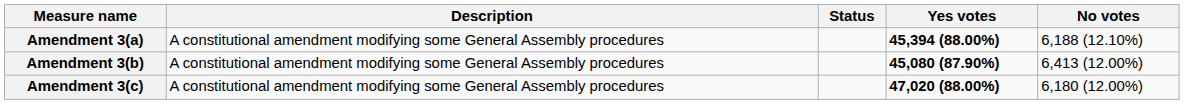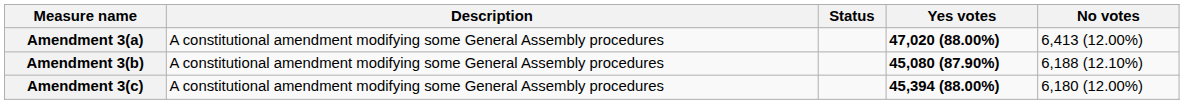(944, 39) 45,394 (88.00%) -> (944, 39) 47,020 (88.00%)
(1092, 39) 6,188 (12.10%) -> (1092, 39) 6,413 (12.00%)
(1092, 63) 6,413 (12.00%) -> (1092, 63) 6,188 (12.10%)
(944, 87) 47,020 (88.00%) -> (944, 87) 45,394 (88.00%)
